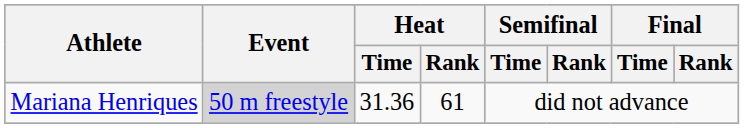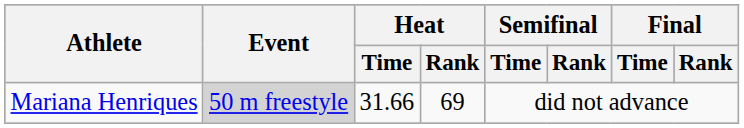(387, 103) 31.36 -> (387, 103) 31.66
(452, 103) 61 -> (452, 103) 69
